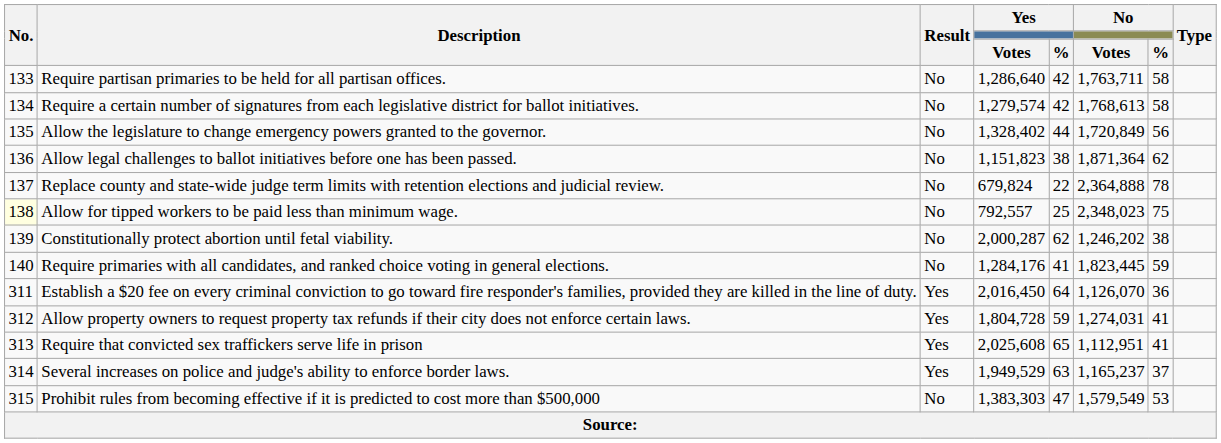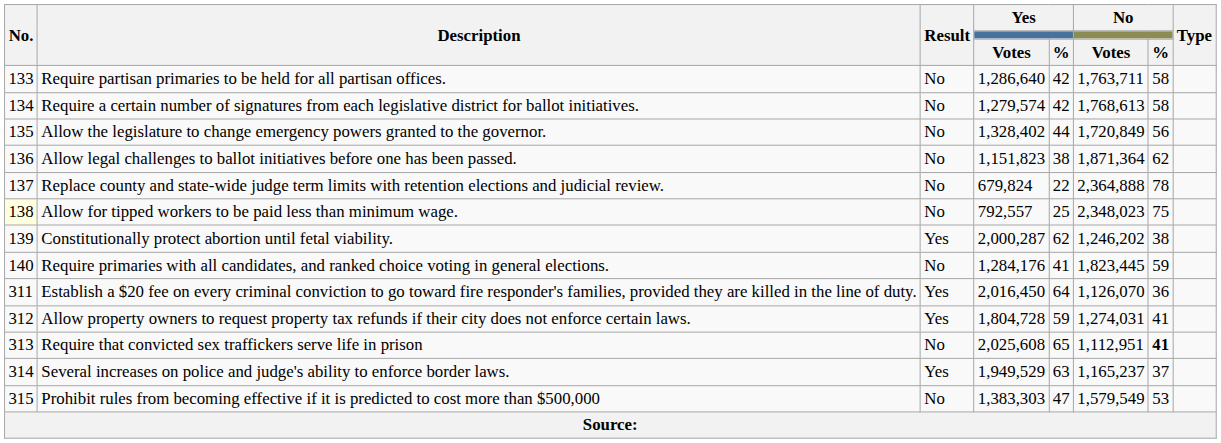(935, 238) No -> (937, 238) Yes
(937, 345) Yes -> (935, 345) No
(1161, 345) normal -> (1161, 345) bold
